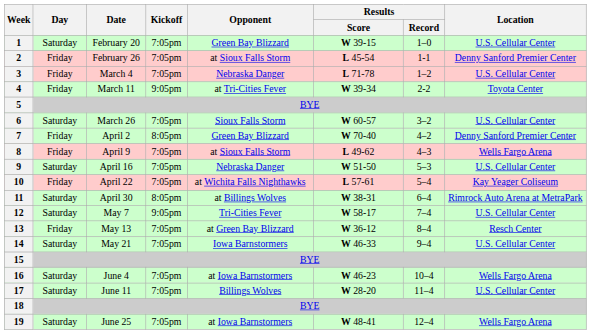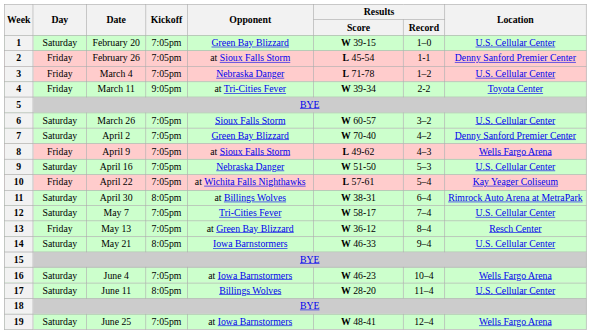(60, 136) Friday -> (60, 136) Saturday
(166, 136) 8:05pm -> (166, 136) 7:05pm
(166, 213) 9:05pm -> (166, 213) 7:05pm
(166, 244) 7:05pm -> (166, 244) 8:05pm
(166, 290) 7:05pm -> (166, 290) 8:05pm
